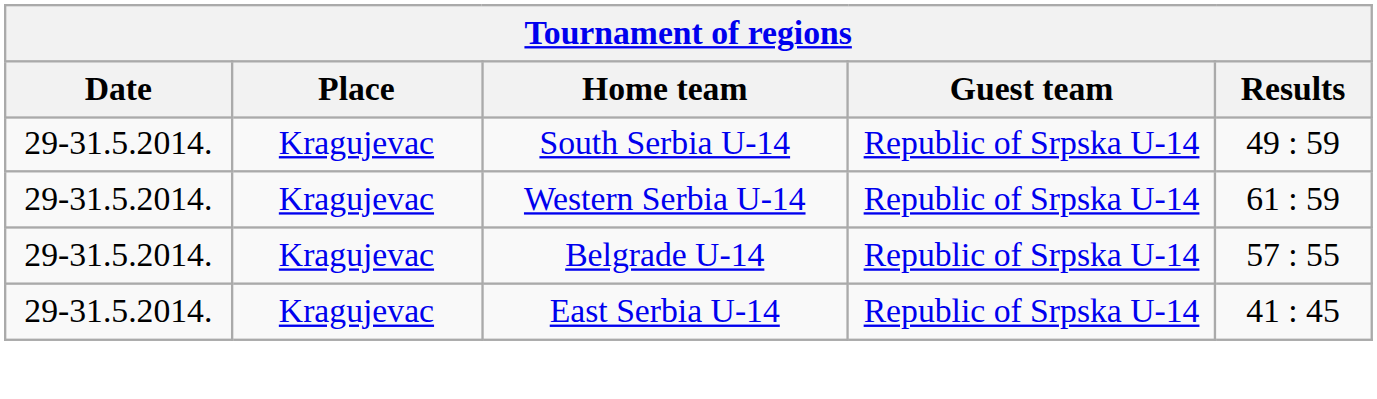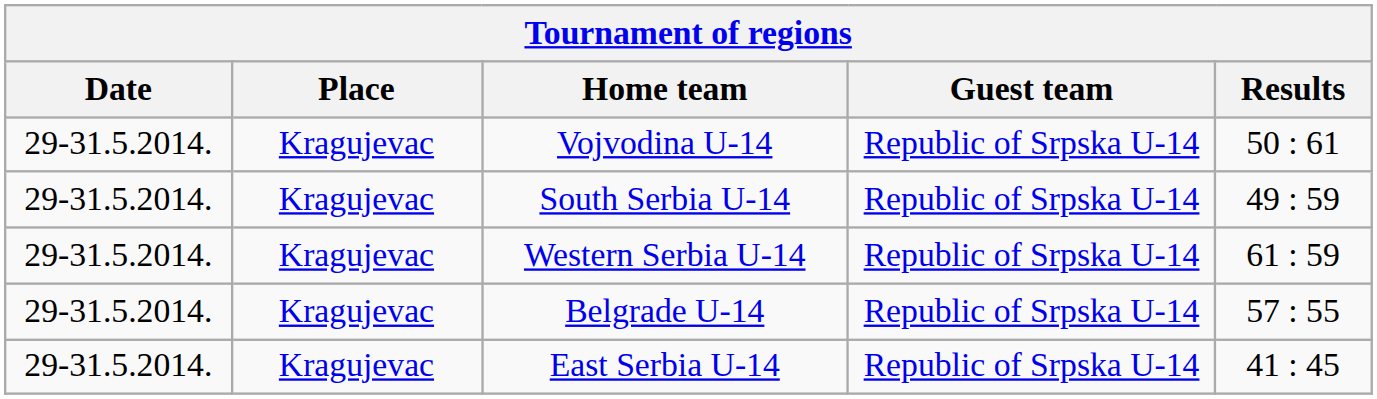+ row: (665, 143)
